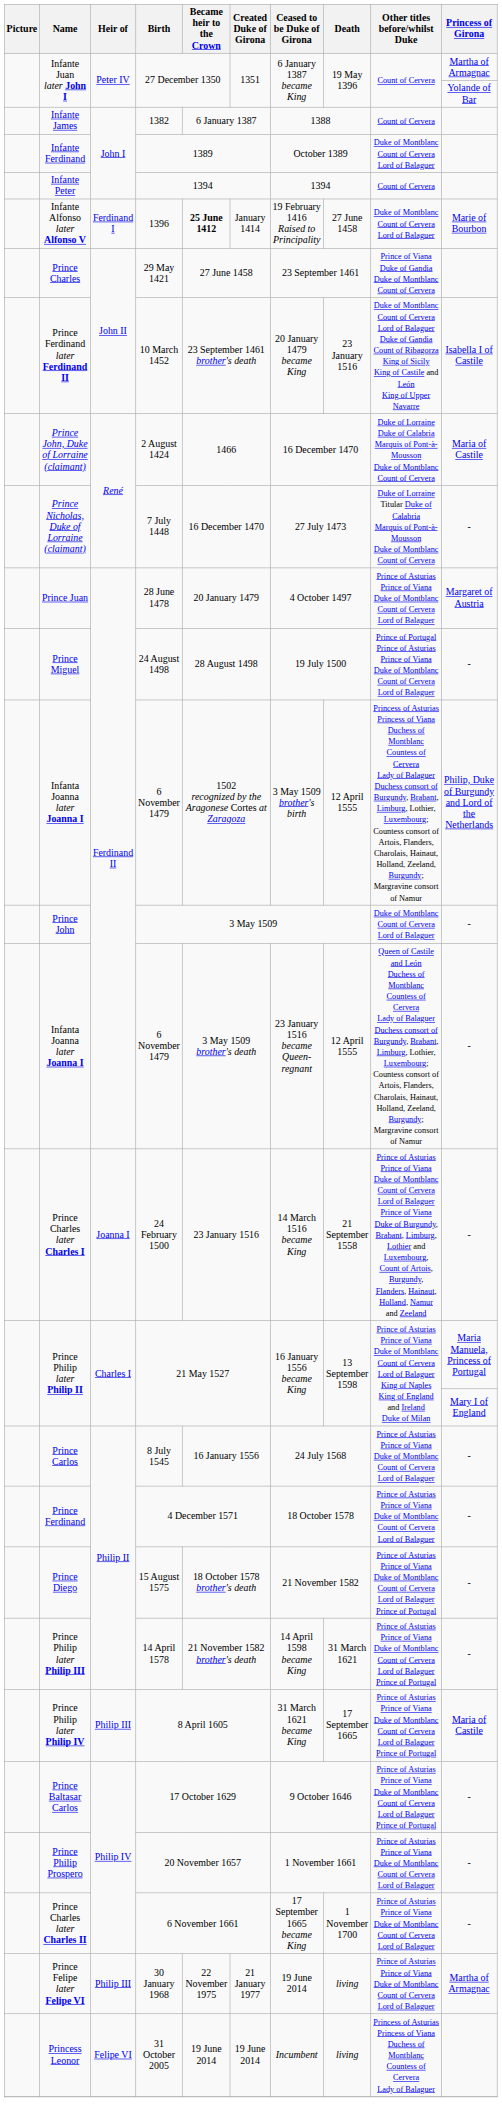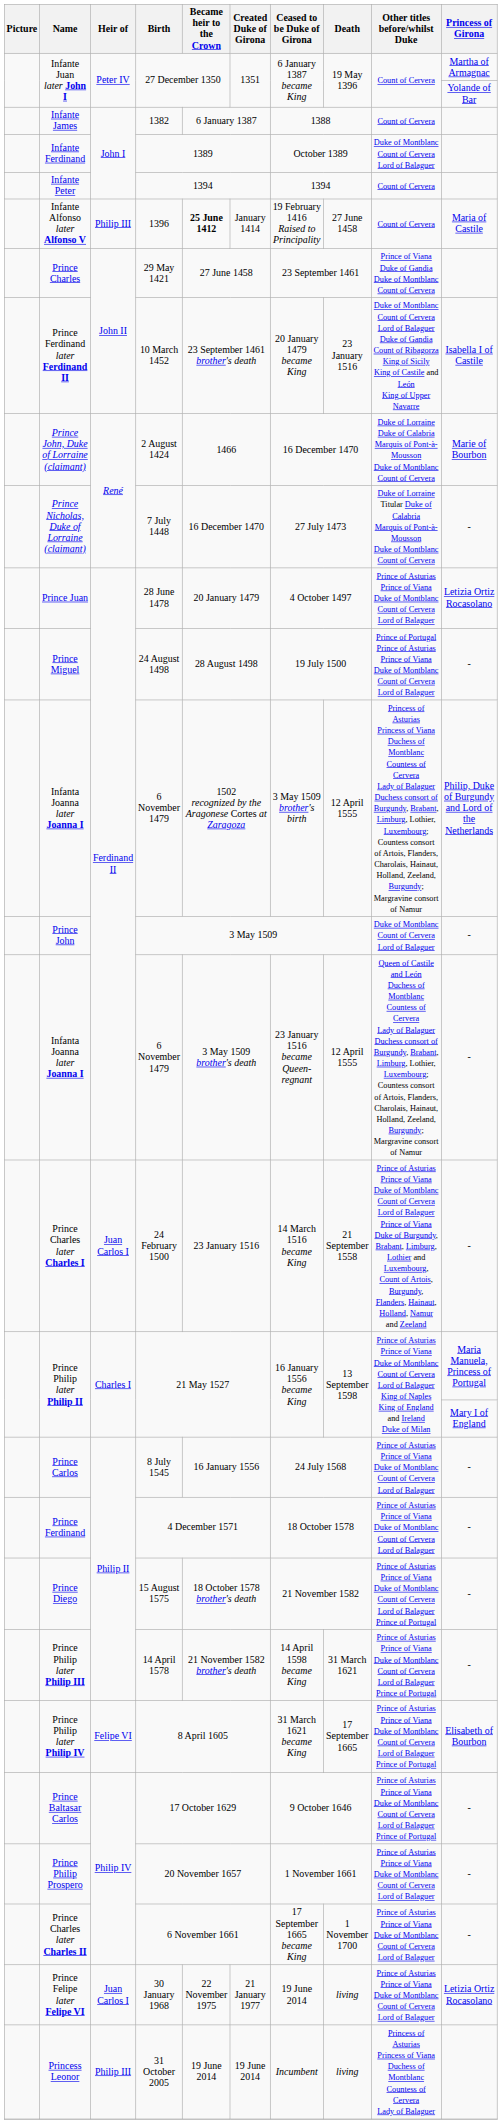(113, 223) Ferdinand I -> (113, 223) Philip III
(406, 224) Duke of Montblanc Count of Cervera Lord of Balaguer -> (406, 224) Count of Cervera
(469, 223) Marie of Bourbon -> (469, 223) Maria of Castile
(469, 449) Maria of Castile -> (469, 449) Marie of Bourbon
(469, 598) Margaret of Austria -> (469, 598) Letizia Ortiz Rocasolano
(113, 1235) Joanna I -> (113, 1246) Juan Carlos I
(113, 1725) Philip III -> (113, 1736) Felipe VI
(469, 1725) Maria of Castile -> (469, 1736) Elisabeth of Bourbon
(113, 1983) Philip III -> (113, 1994) Juan Carlos I
(469, 1983) Martha of Armagnac -> (469, 1994) Letizia Ortiz Rocasolano
(113, 2055) Felipe VI -> (113, 2072) Philip III
